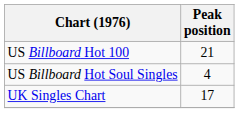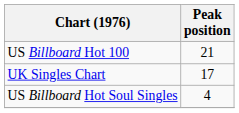rows swapped: (93, 74) <-> (57, 96)
